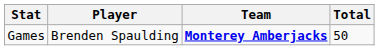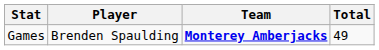(341, 35) 50 -> (341, 35) 49
